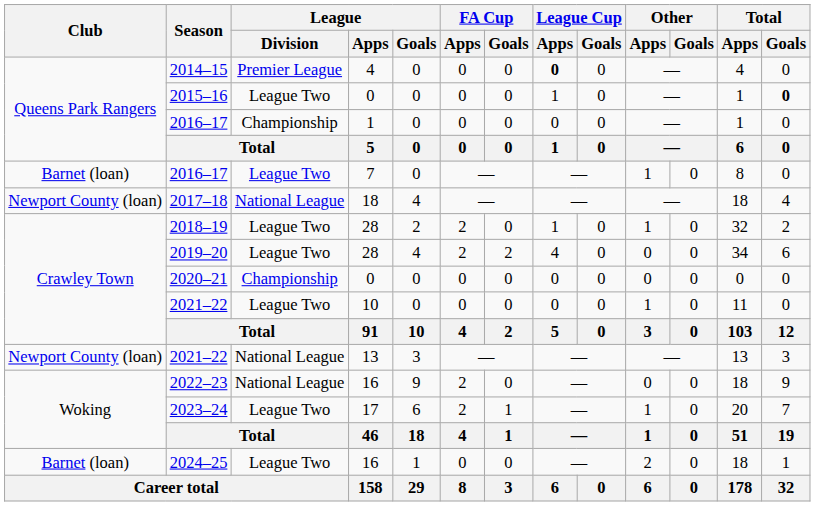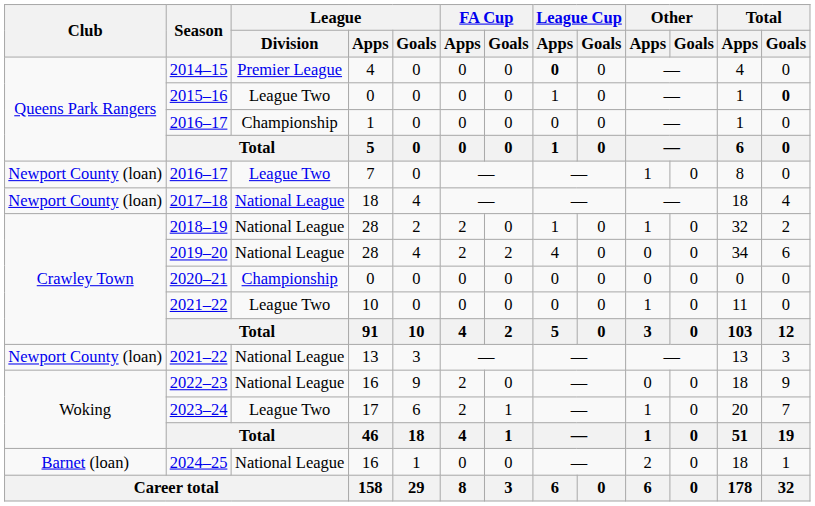(85, 174) Barnet (loan) -> (85, 174) Newport County (loan)
(290, 226) League Two -> (290, 226) National League
(290, 252) League Two -> (290, 252) National League
(290, 461) League Two -> (290, 461) National League
